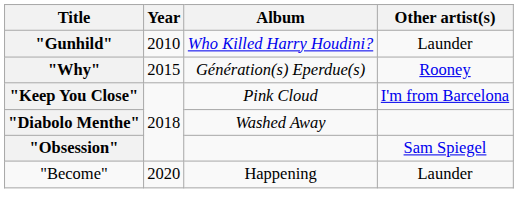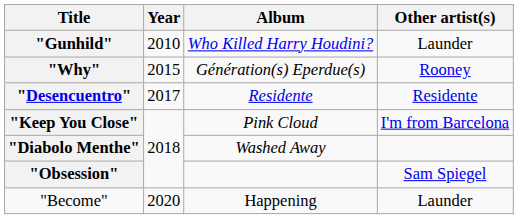+ row: (74, 95)
